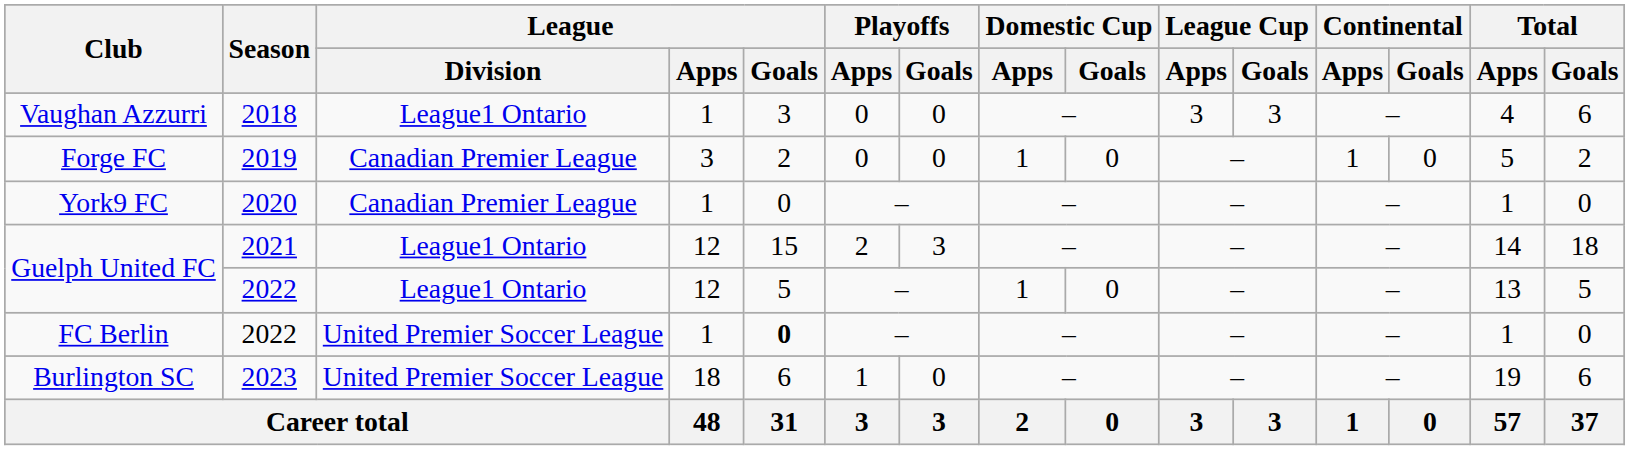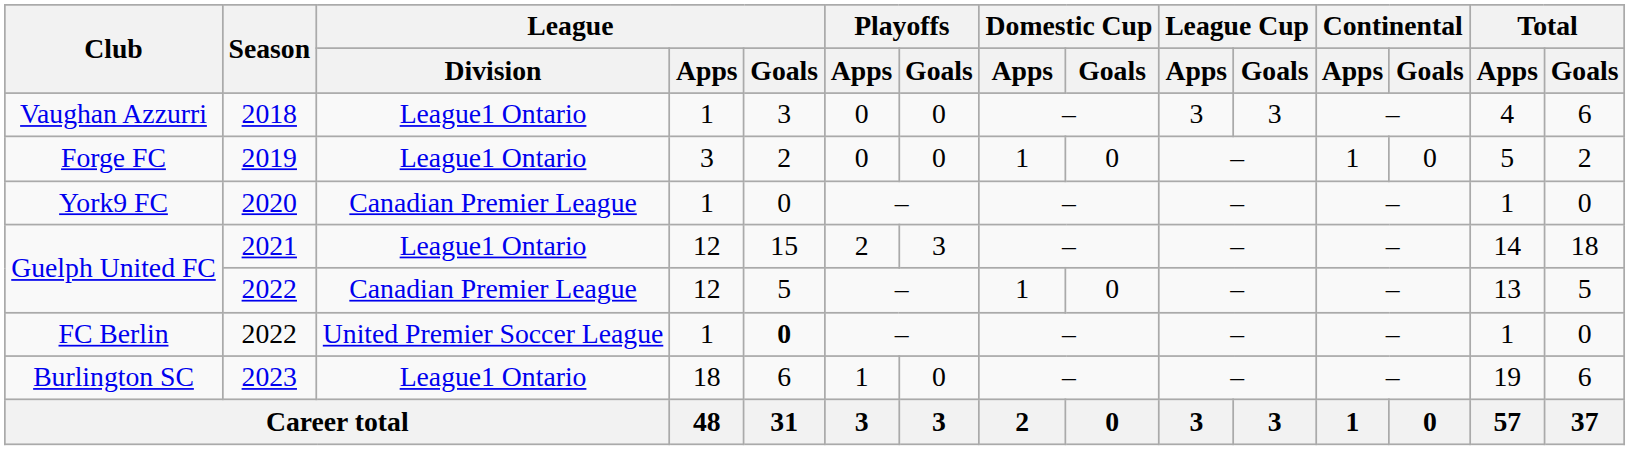(493, 158) Canadian Premier League -> (493, 158) League1 Ontario
(493, 289) League1 Ontario -> (493, 289) Canadian Premier League
(493, 377) United Premier Soccer League -> (493, 377) League1 Ontario
